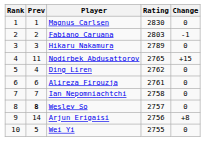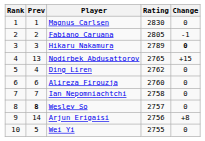(156, 34) 2803 -> (156, 34) 2805
(185, 46) normal -> (185, 46) bold
(36, 58) 11 -> (36, 58) 13
(156, 82) 2761 -> (156, 82) 2760
